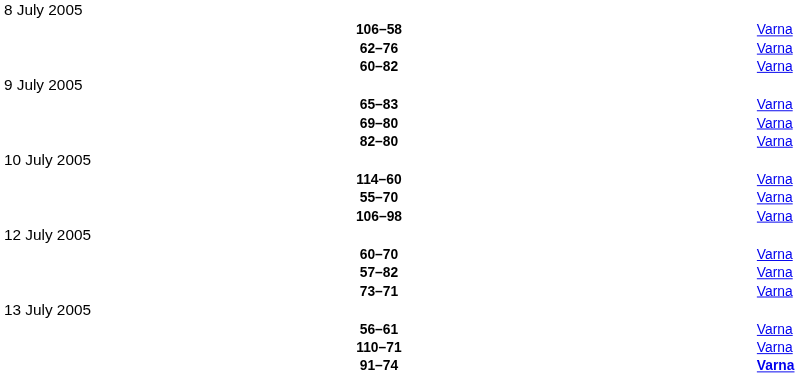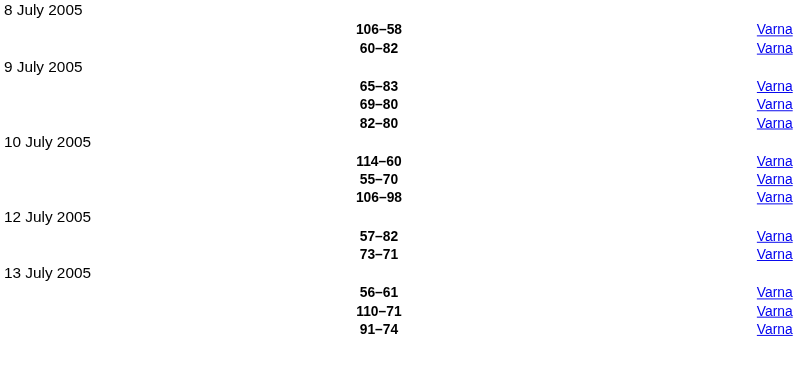- row: (154, 48)
- row: (154, 254)
(776, 366) bold -> (775, 329) normal
